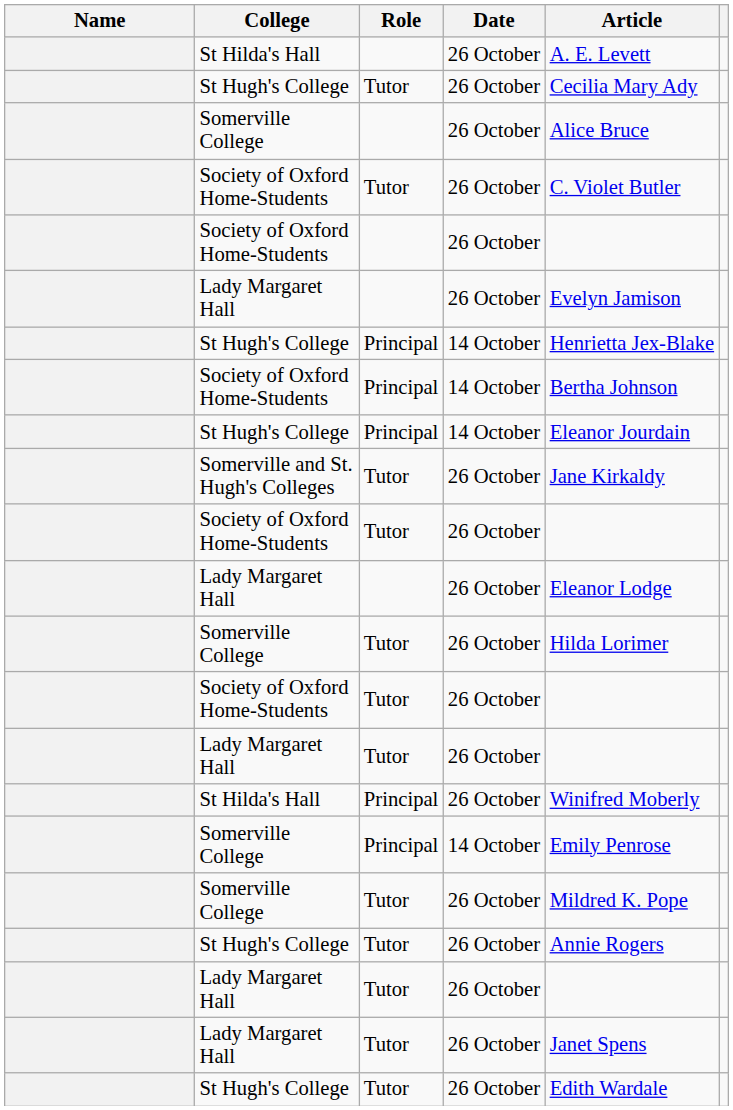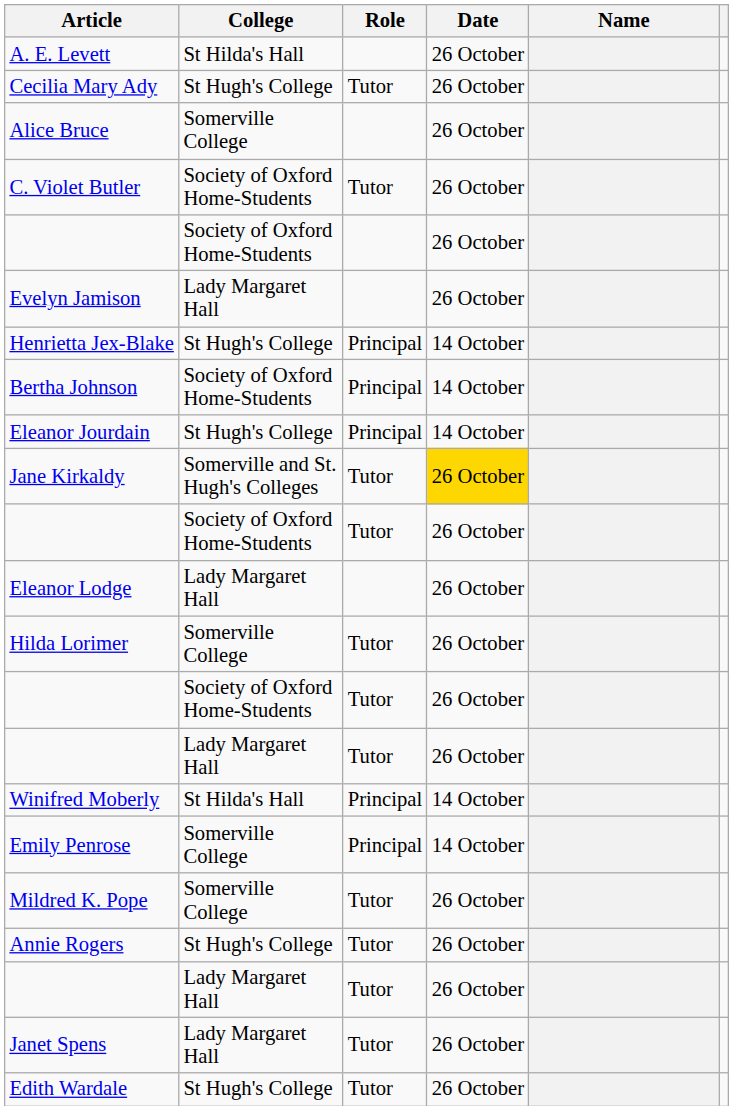columns swapped: (100, 20) <-> (632, 20)
(494, 475) no background -> (478, 475) gold background
(494, 800) 26 October -> (478, 800) 14 October
